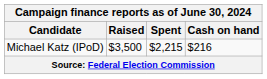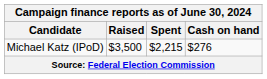(200, 47) $216 -> (200, 47) $276
